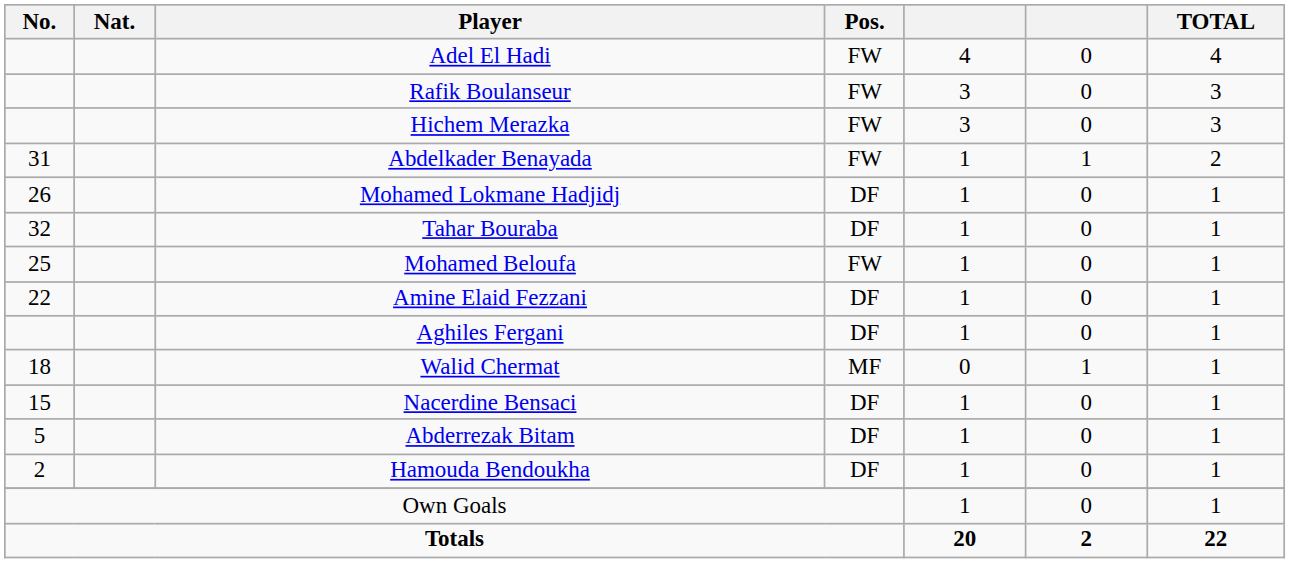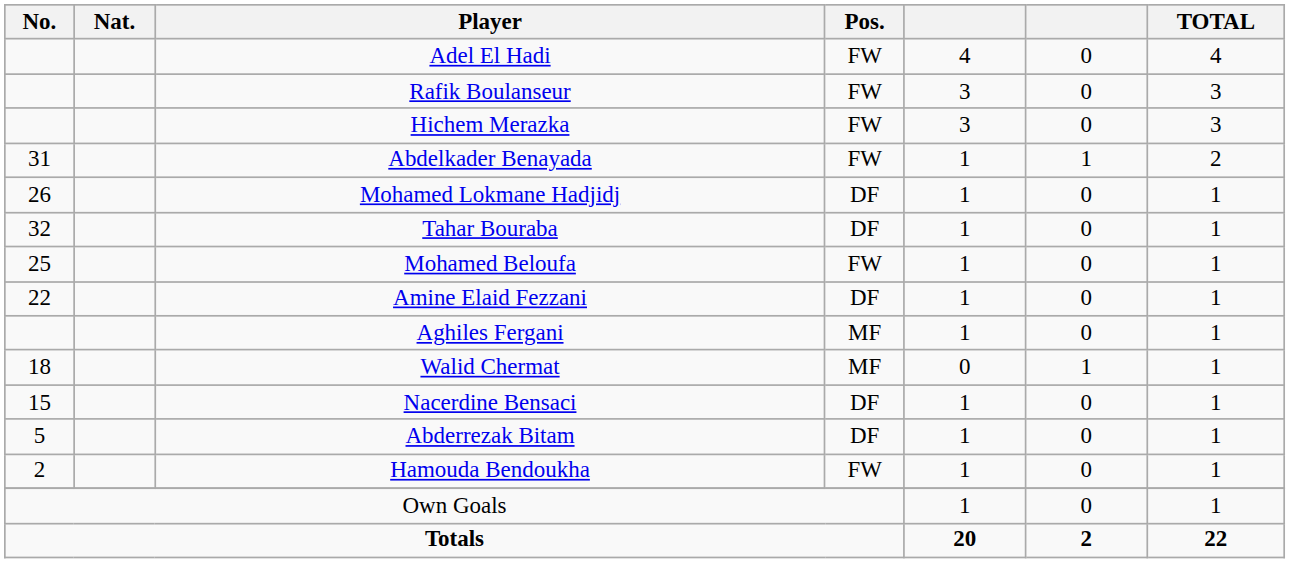(865, 332) DF -> (865, 332) MF
(865, 470) DF -> (865, 470) FW
